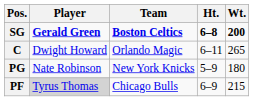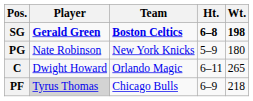(236, 31) 200 -> (236, 31) 198
rows swapped: (17, 50) <-> (17, 68)
(236, 86) 215 -> (236, 86) 218
